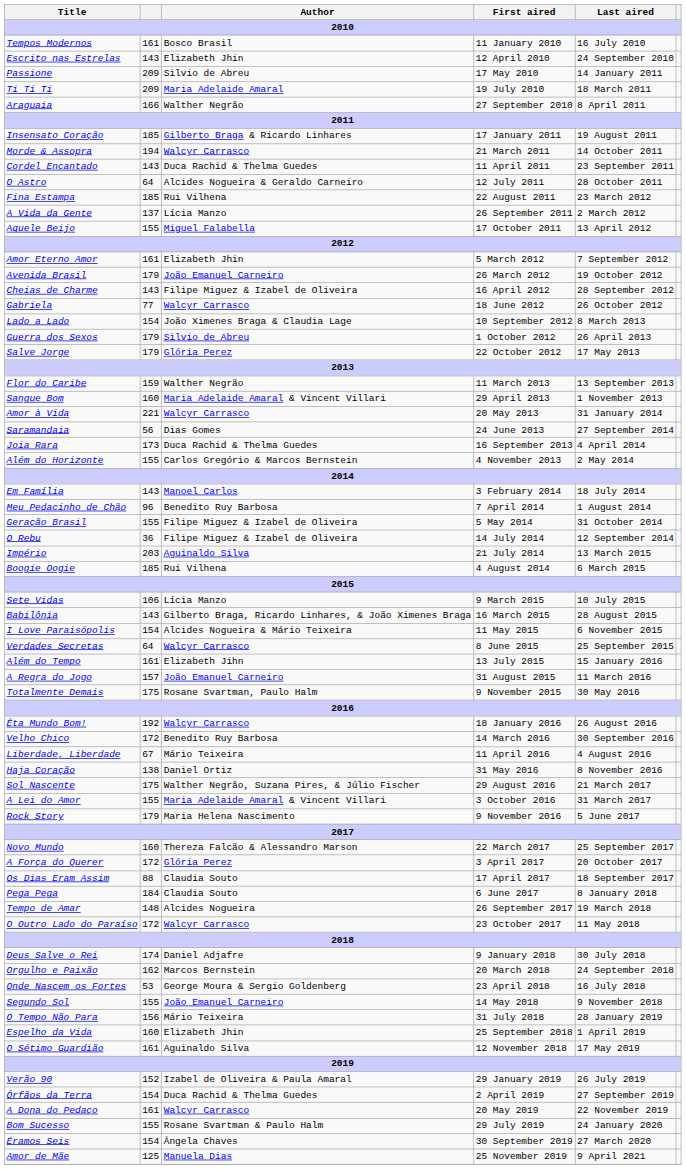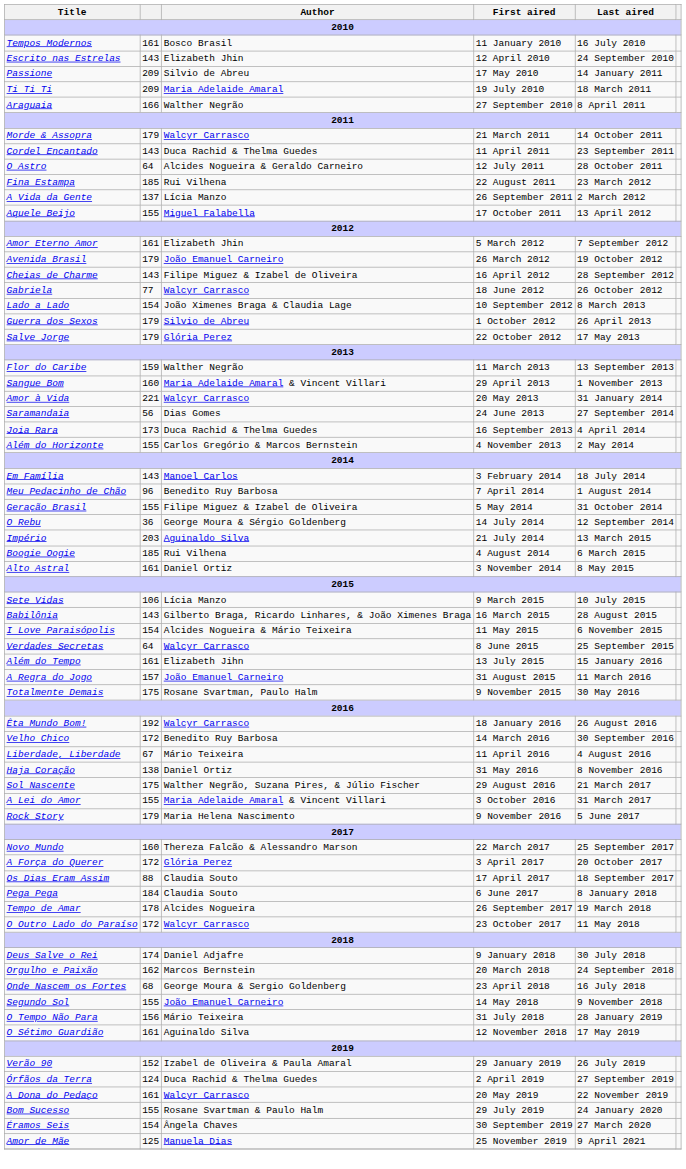- row: (55, 136)
(151, 151) 194 -> (151, 136) 179
(261, 538) Filipe Miguez & Izabel de Oliveira -> (255, 523) George Moura & Sérgio Goldenberg
+ row: (38, 569)
(151, 909) 148 -> (151, 909) 178
(148, 987) 53 -> (148, 987) 68
- row: (49, 1033)
(151, 1095) 154 -> (151, 1079) 124
